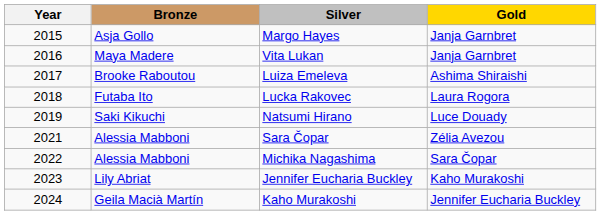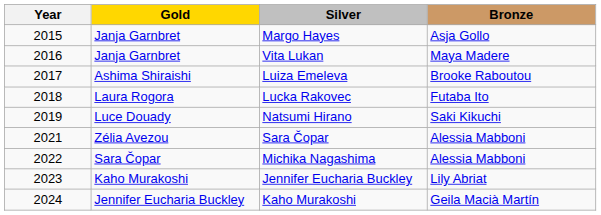columns swapped: (511, 14) <-> (175, 14)
